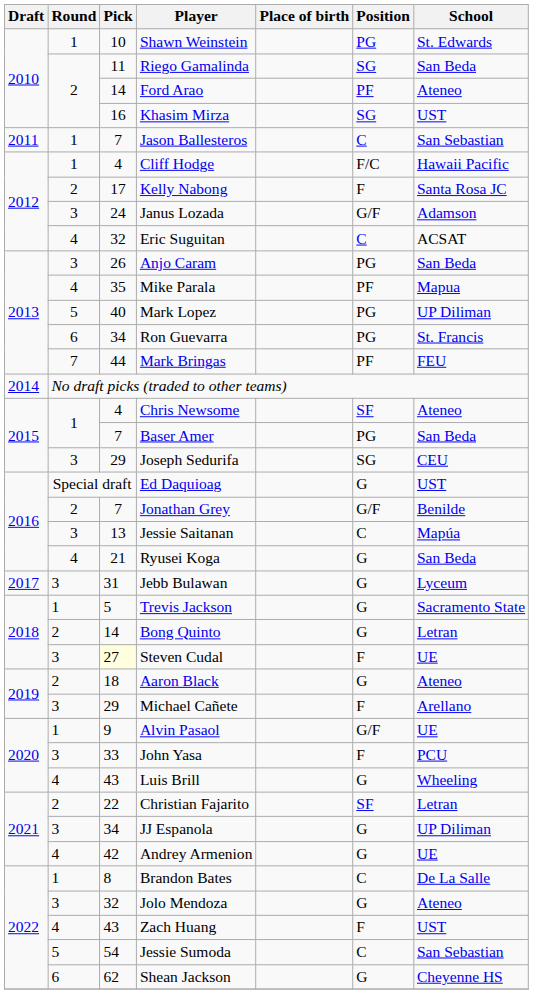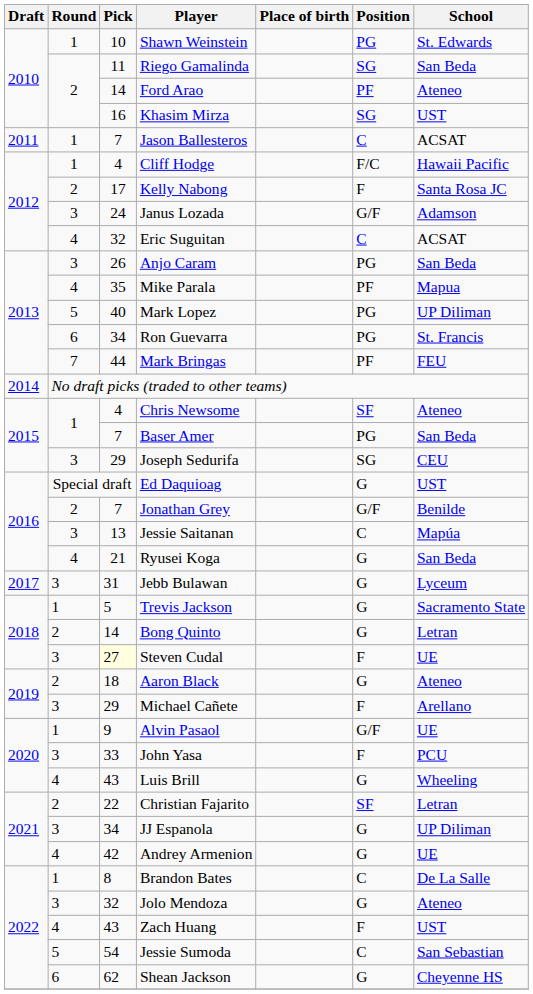(460, 139) San Sebastian -> (442, 139) ACSAT
